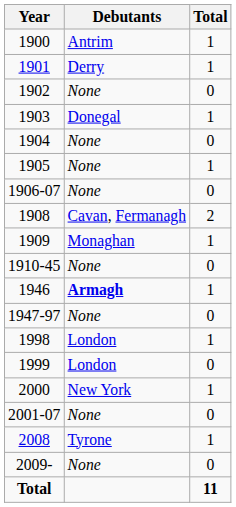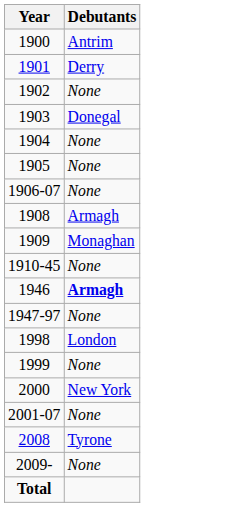- column: (210, 16)
(127, 215) Cavan, Fermanagh -> (93, 215) Armagh
(92, 365) London -> (84, 365) None
